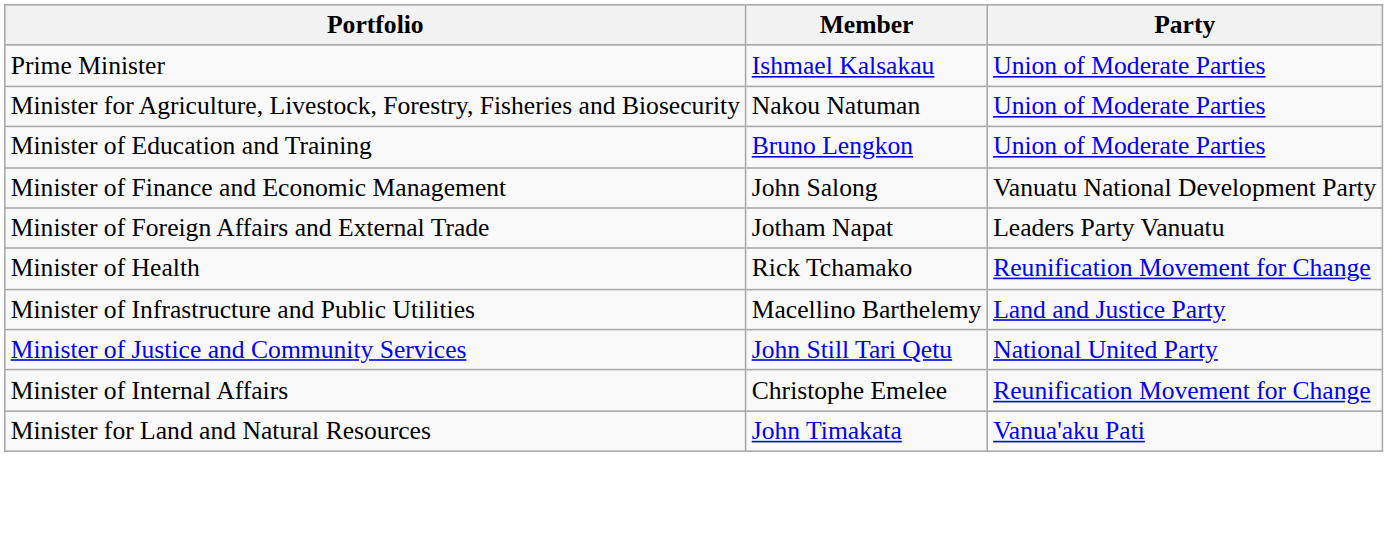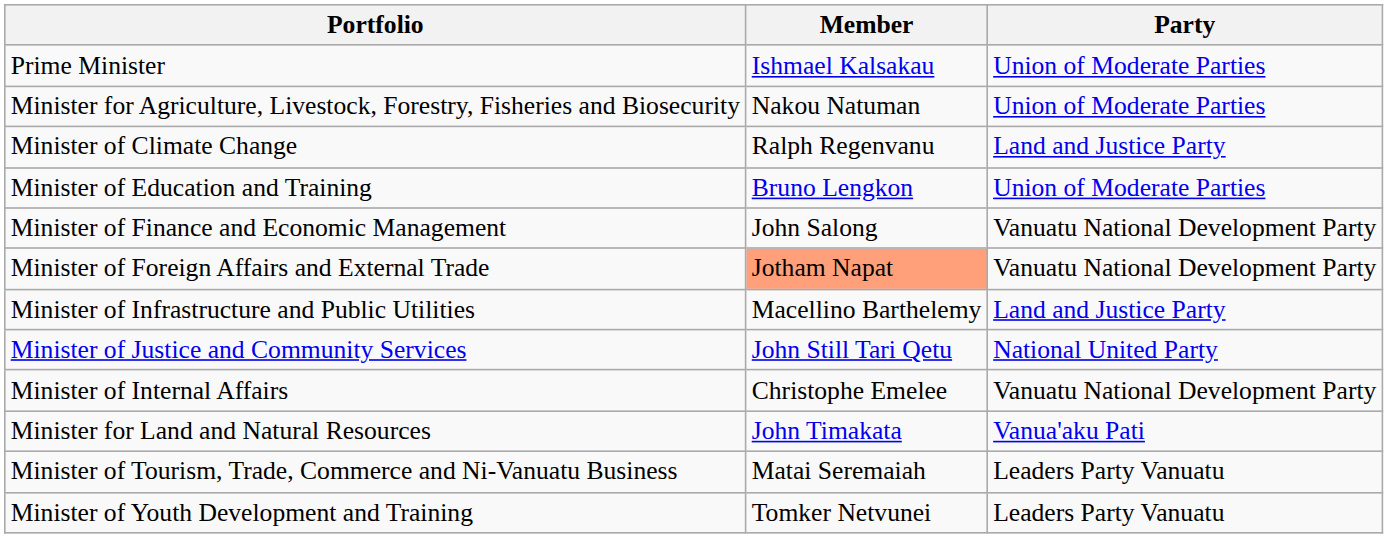+ row: (154, 146)
(822, 227) no background -> (822, 268) lightsalmon background
(1109, 227) Leaders Party Vanuatu -> (1185, 268) Vanuatu National Development Party
- row: (105, 268)
(1182, 390) Reunification Movement for Change -> (1185, 390) Vanuatu National Development Party
+ row: (344, 471)
+ row: (242, 512)
